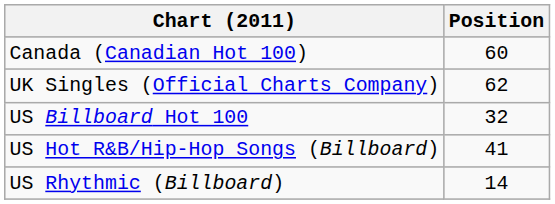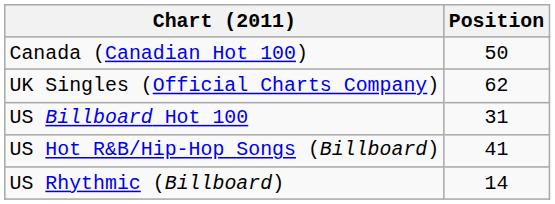(496, 53) 60 -> (496, 53) 50
(496, 118) 32 -> (496, 118) 31
